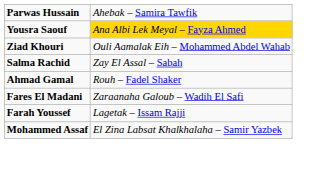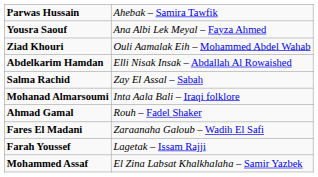(169, 29) gold background -> (190, 29) no background
+ row: (55, 63)
+ row: (58, 96)
